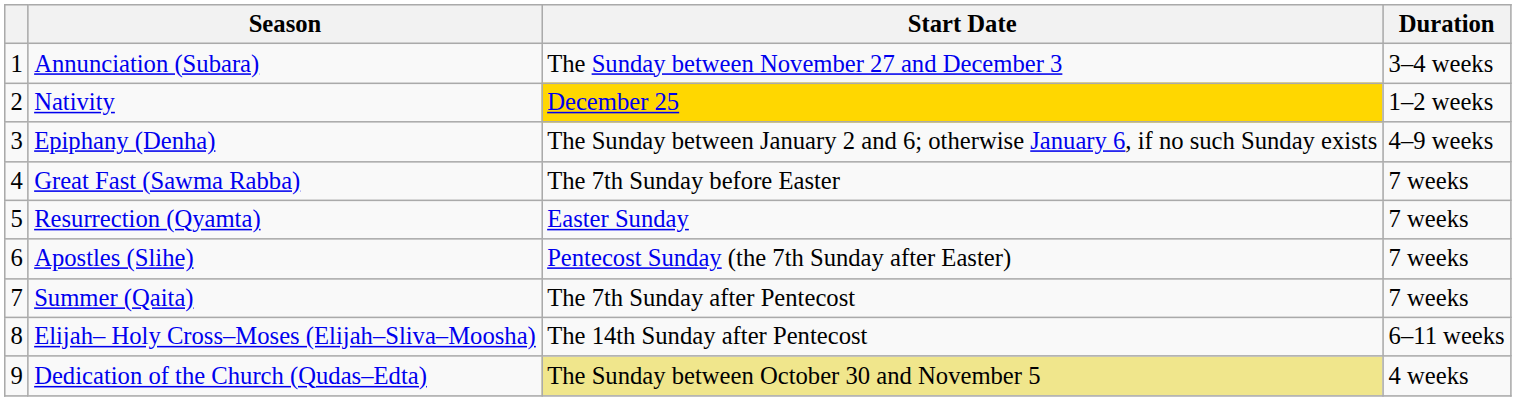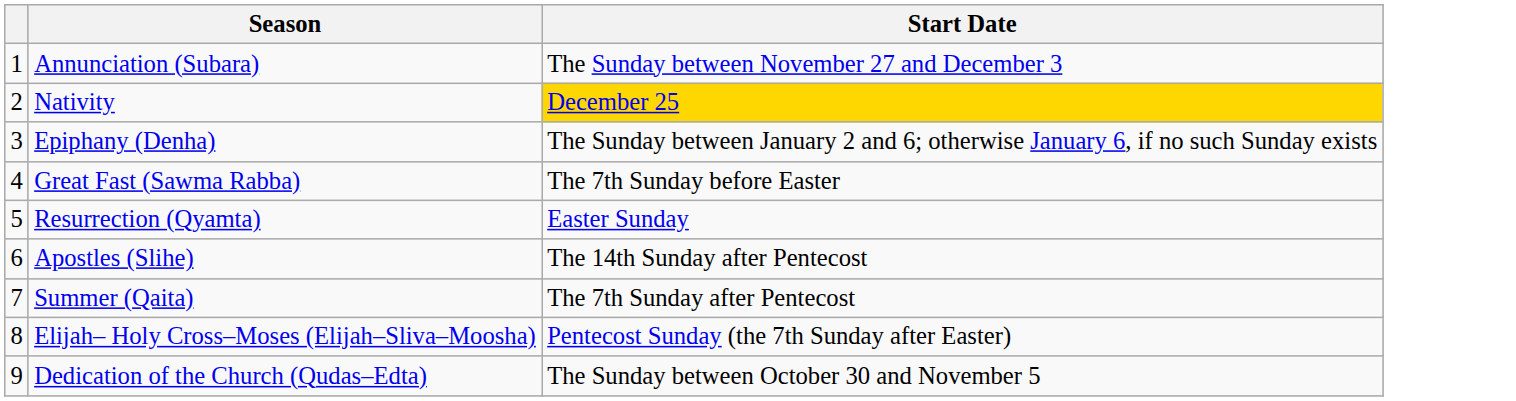- column: (1447, 24)
(779, 258) Pentecost Sunday (the 7th Sunday after Easter) -> (707, 258) The 14th Sunday after Pentecost
(707, 336) The 14th Sunday after Pentecost -> (779, 336) Pentecost Sunday (the 7th Sunday after Easter)
(794, 375) khaki background -> (794, 375) no background
